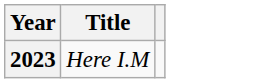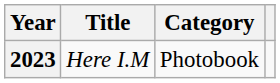+ column: (209, 22)
